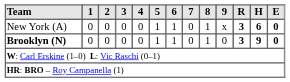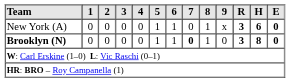(191, 41) normal -> (191, 41) bold
(259, 41) 9 -> (259, 41) 8
